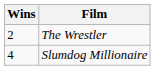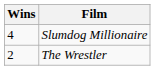rows swapped: (94, 55) <-> (74, 34)
